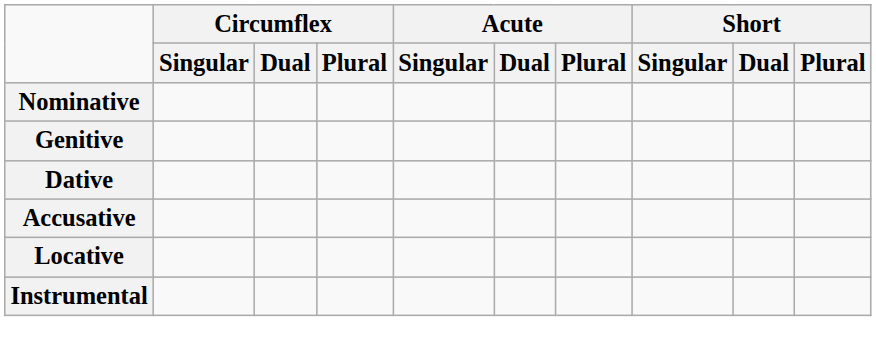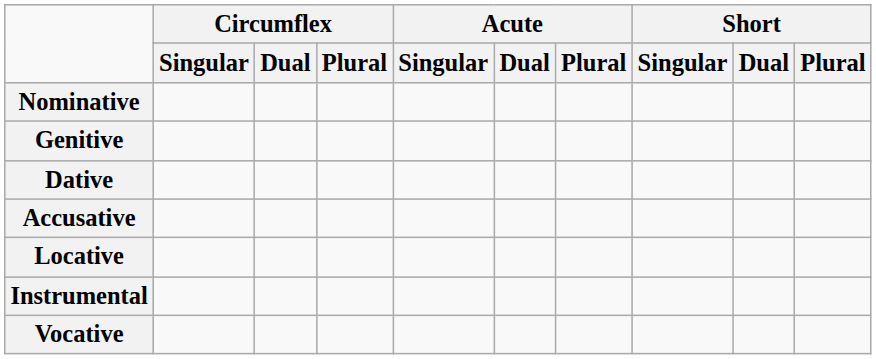+ row: (79, 334)
